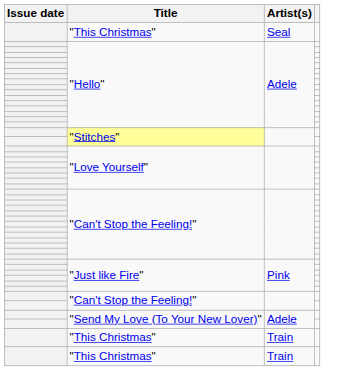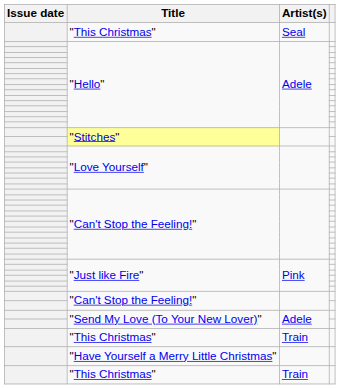+ row: (173, 356)
